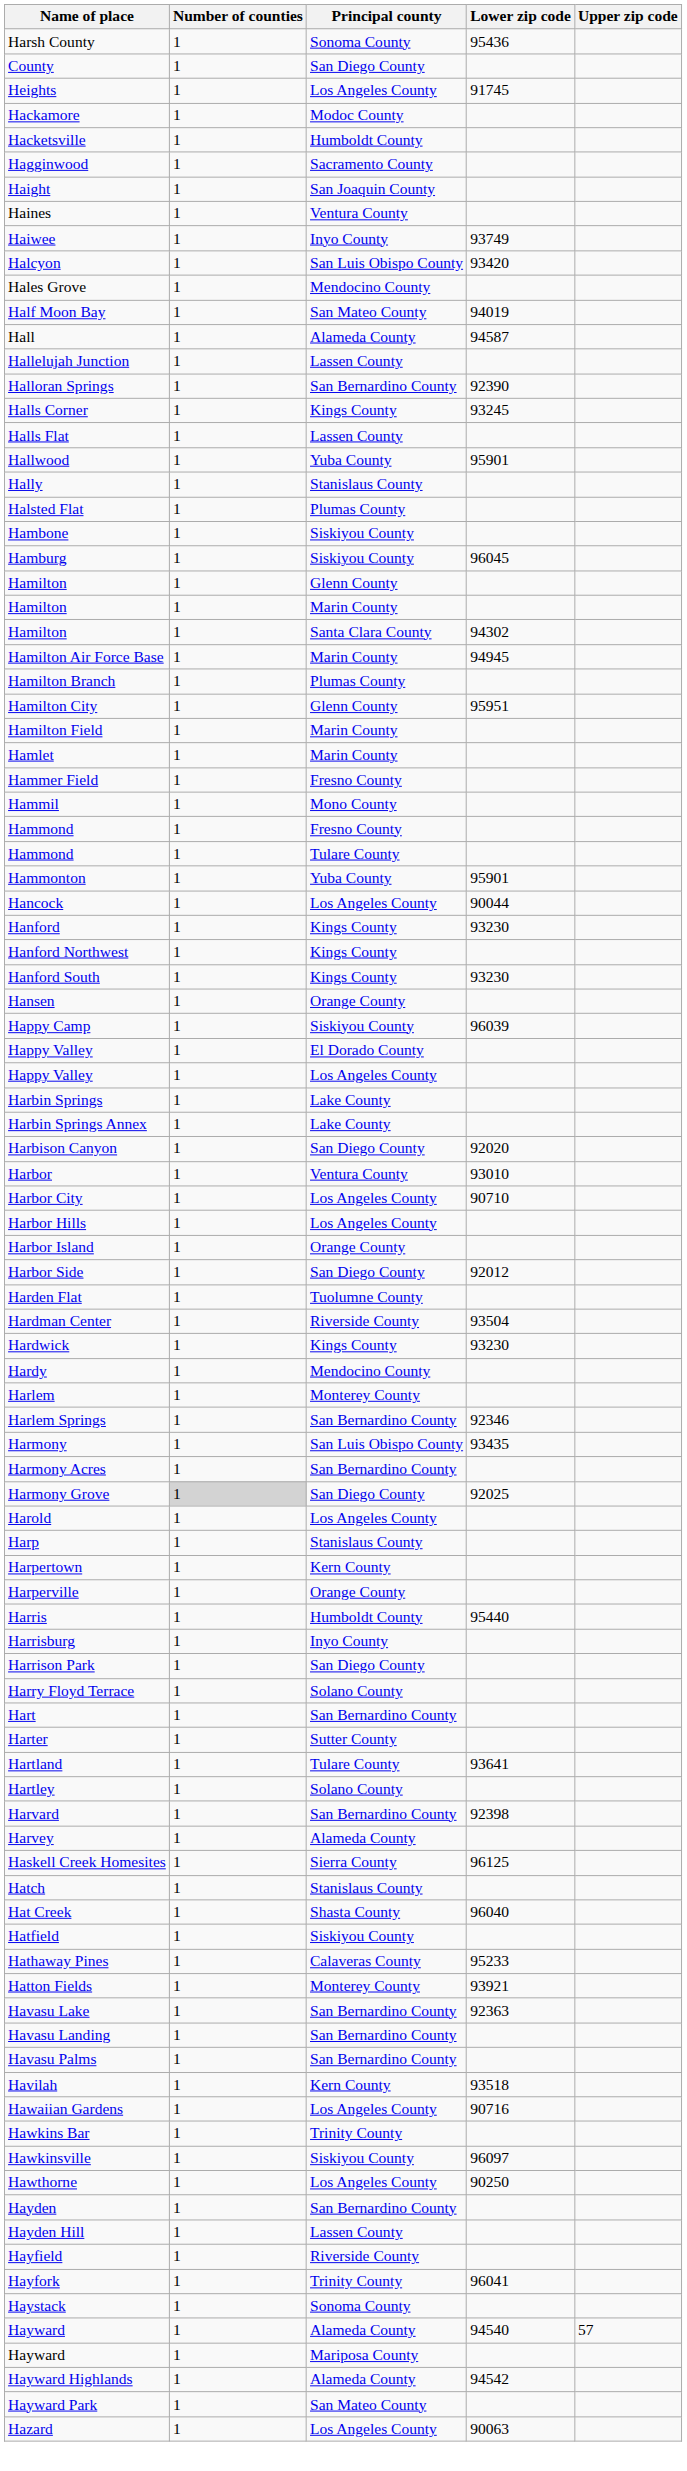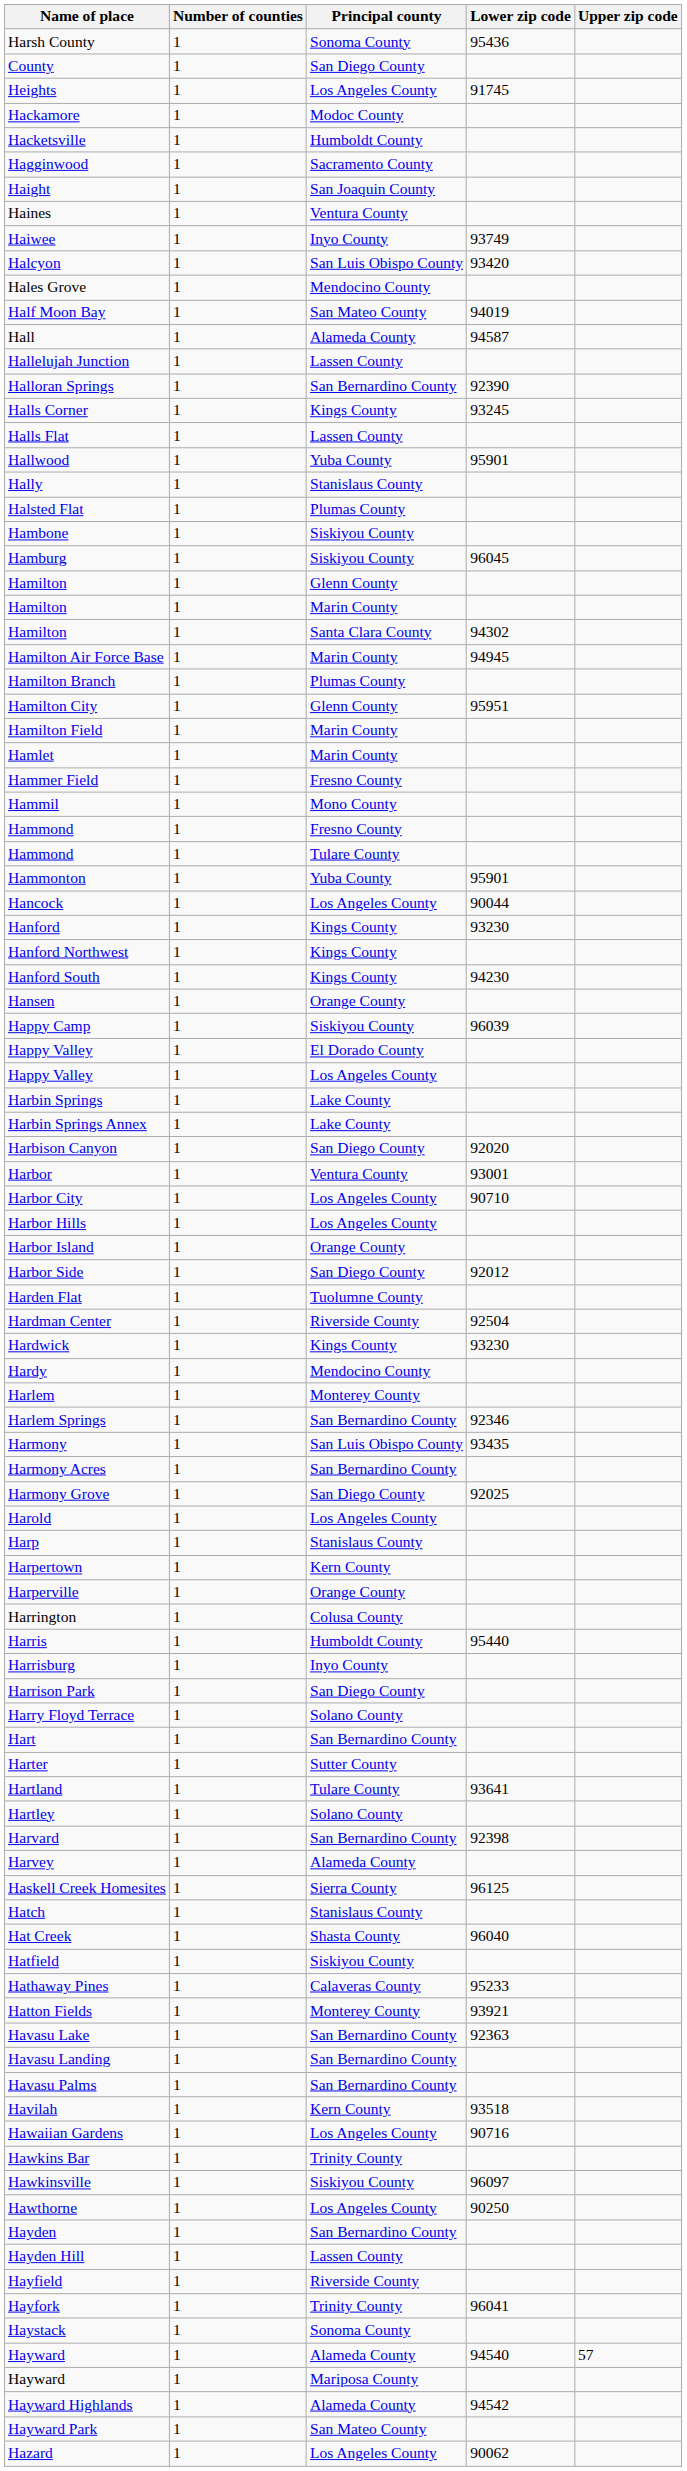(490, 976) 93230 -> (490, 976) 94230
(490, 1173) 93010 -> (490, 1173) 93001
(490, 1321) 93504 -> (490, 1321) 92504
(177, 1493) lightgrey background -> (177, 1493) no background
+ row: (42, 1616)
(490, 2428) 90063 -> (490, 2453) 90062
